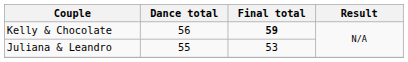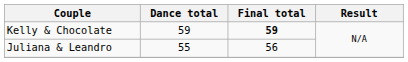(184, 30) 56 -> (184, 30) 59
(272, 48) 53 -> (272, 48) 56
